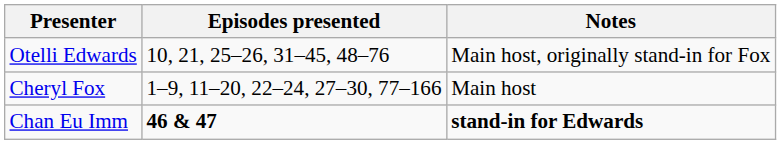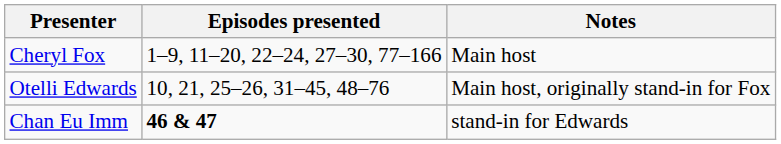rows swapped: (57, 88) <-> (73, 54)
(547, 121) bold -> (540, 121) normal
